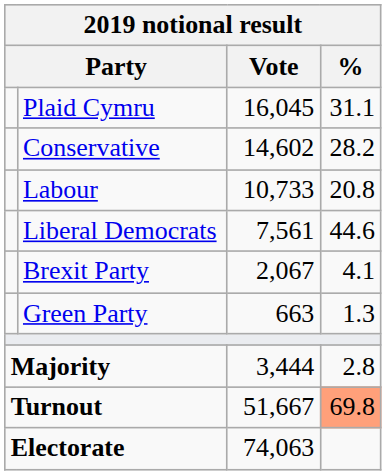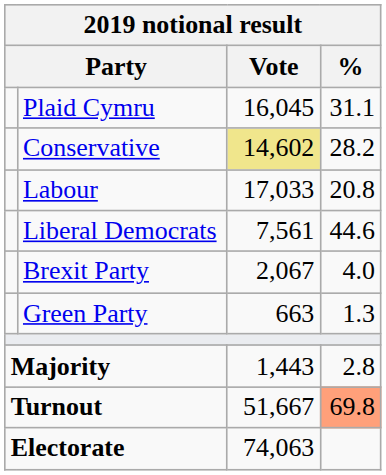(279, 148) no background -> (279, 148) khaki background
(279, 189) 10,733 -> (279, 189) 17,033
(359, 271) 4.1 -> (359, 271) 4.0
(285, 365) 3,444 -> (285, 365) 1,443
